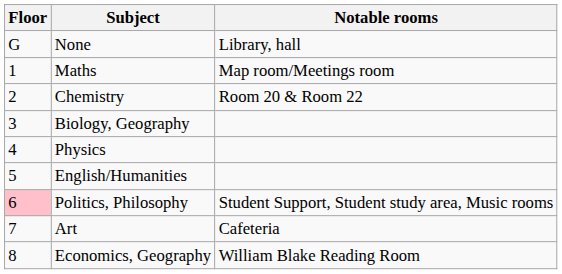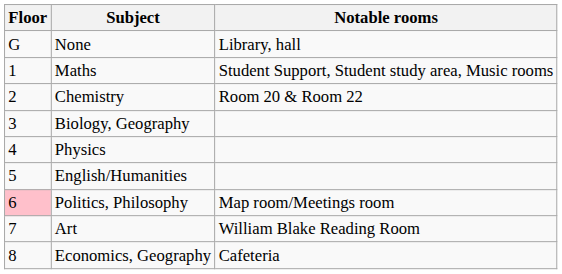(307, 70) Map room/Meetings room -> (386, 70) Student Support, Student study area, Music rooms
(386, 202) Student Support, Student study area, Music rooms -> (307, 202) Map room/Meetings room
(249, 228) Cafeteria -> (319, 228) William Blake Reading Room
(319, 255) William Blake Reading Room -> (249, 255) Cafeteria
